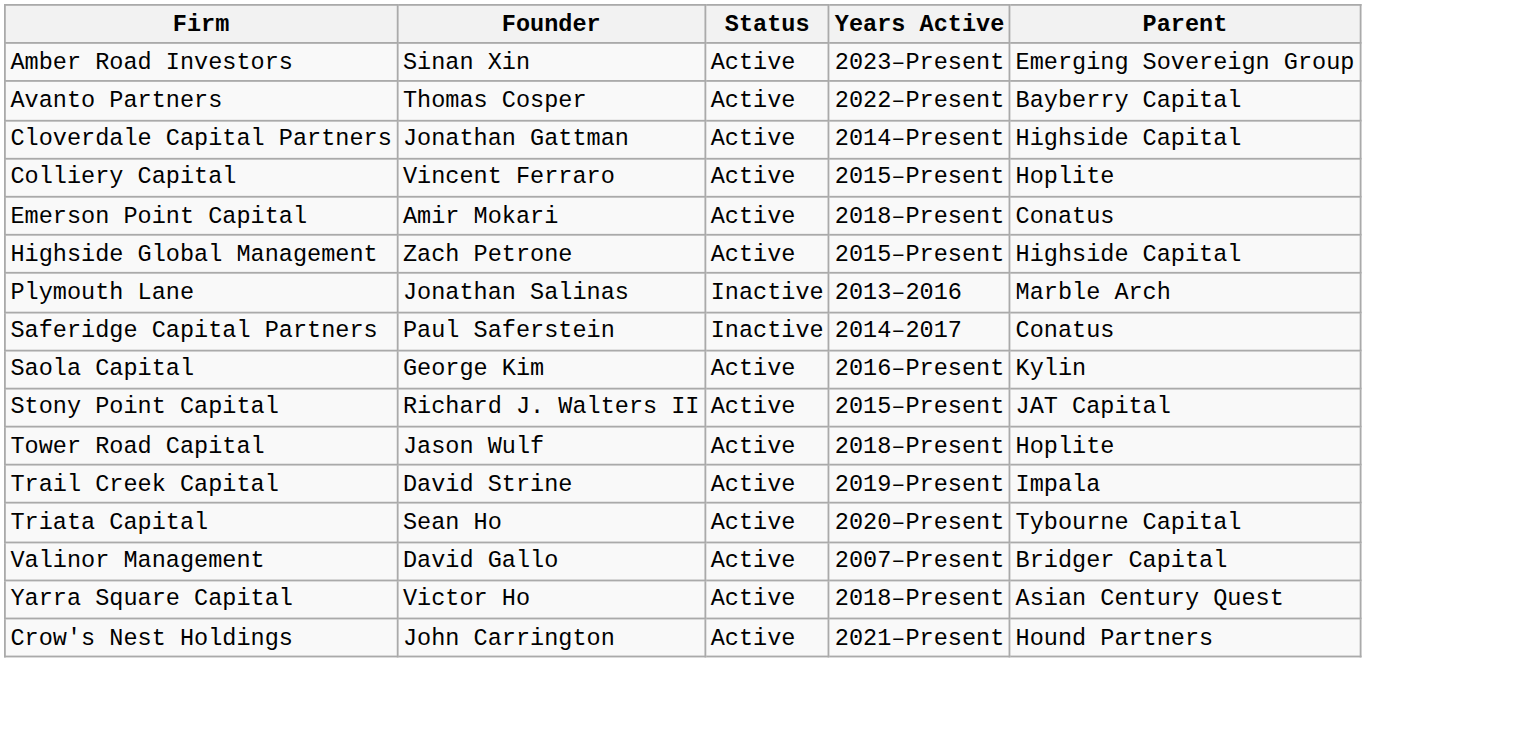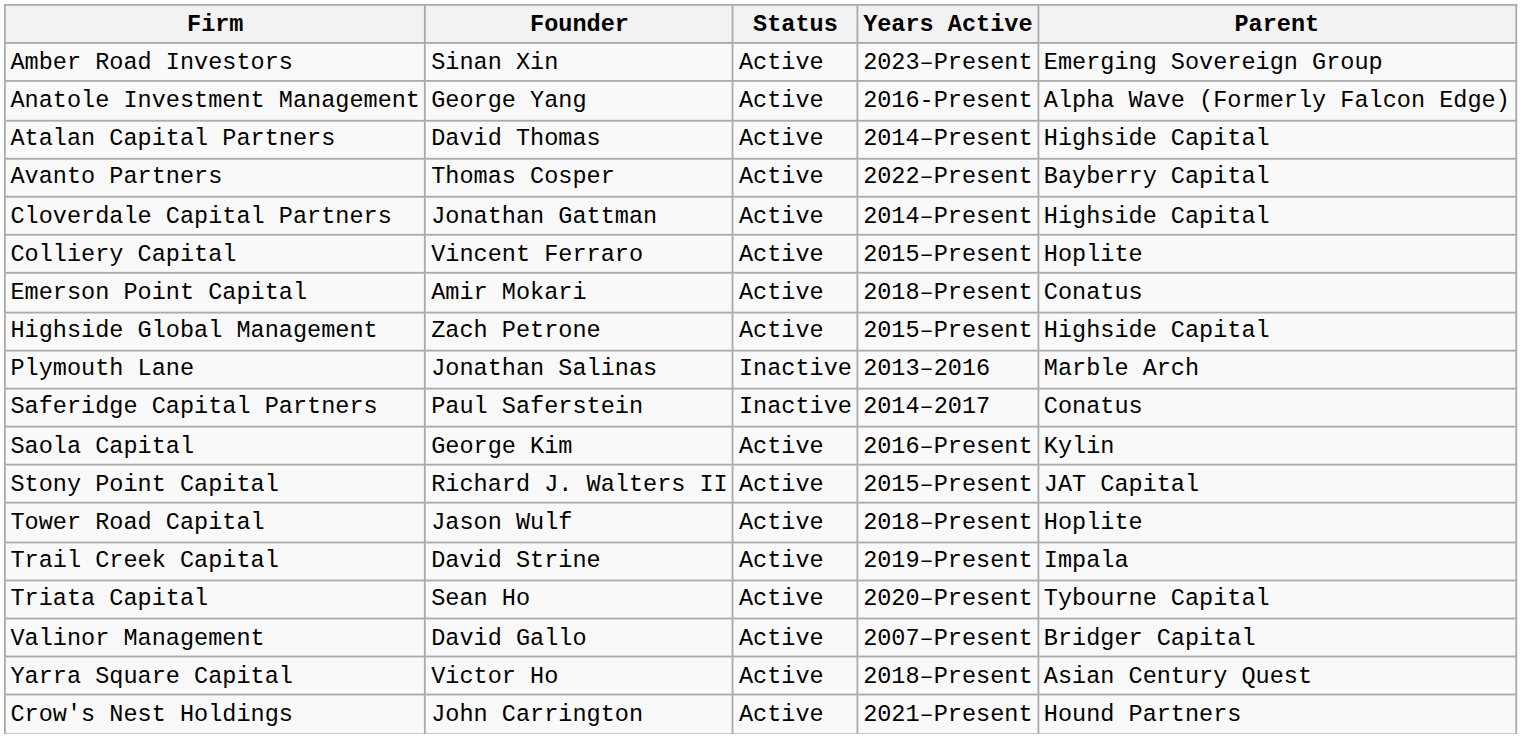+ row: (215, 101)
+ row: (173, 139)
